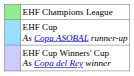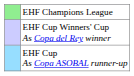rows swapped: (67, 58) <-> (75, 32)
